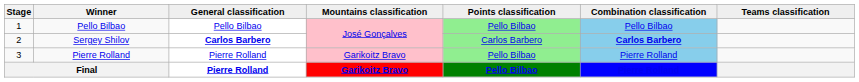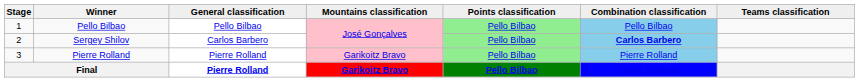(238, 41) bold -> (238, 41) normal
(512, 41) Carlos Barbero -> (512, 41) Pello Bilbao
